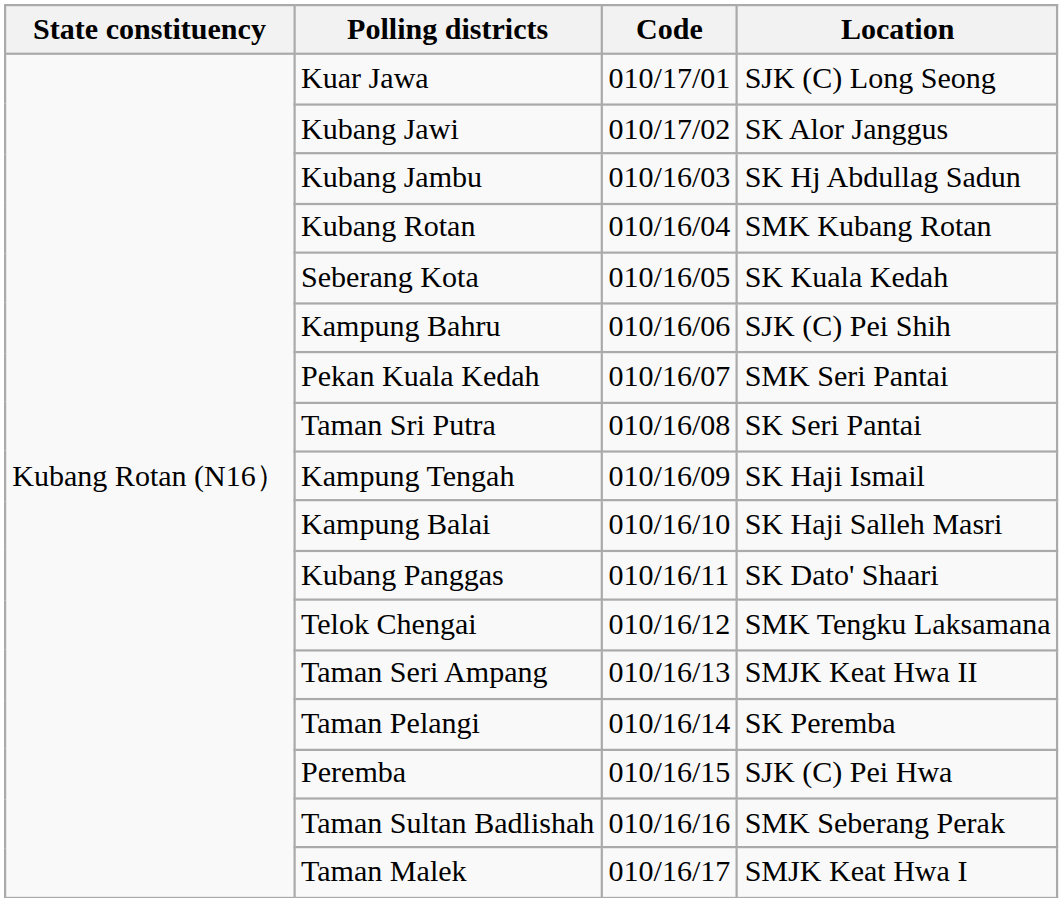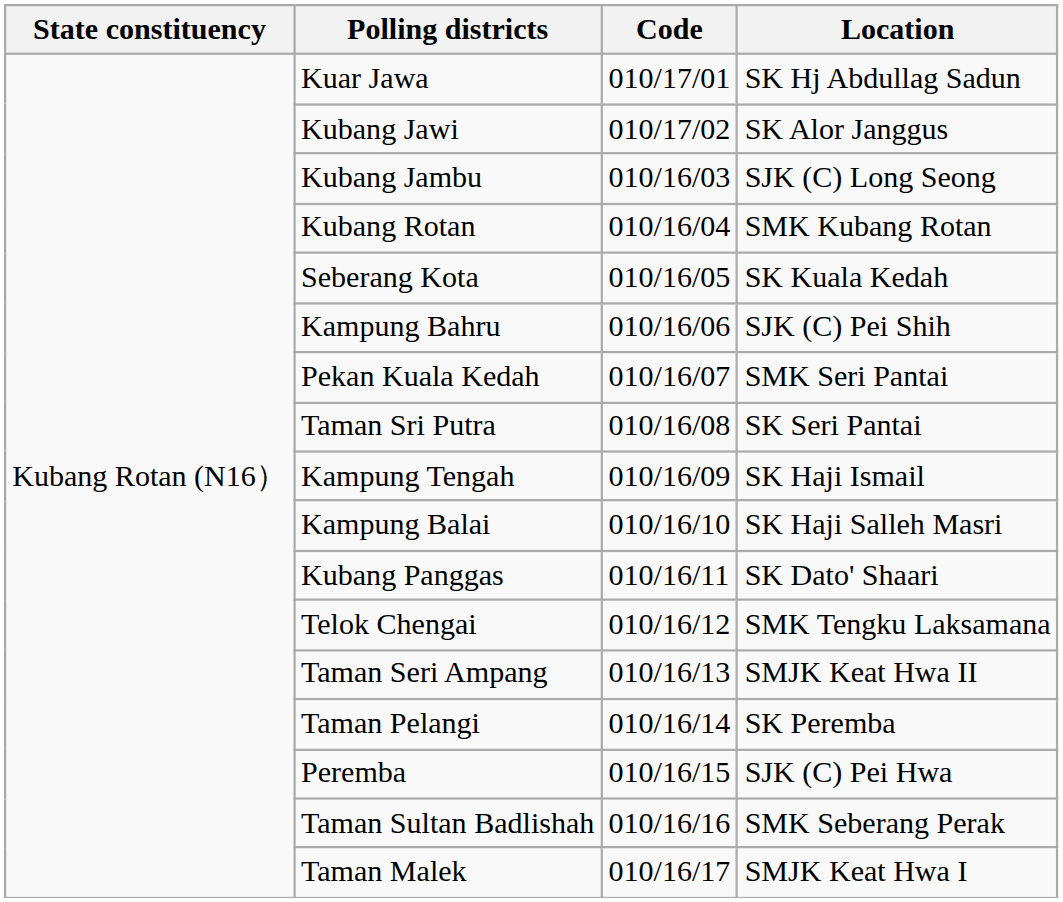(870, 78) SJK (C) Long Seong -> (883, 78) SK Hj Abdullag Sadun
(883, 177) SK Hj Abdullag Sadun -> (870, 177) SJK (C) Long Seong
